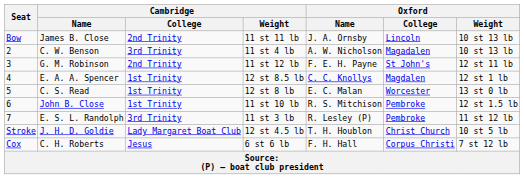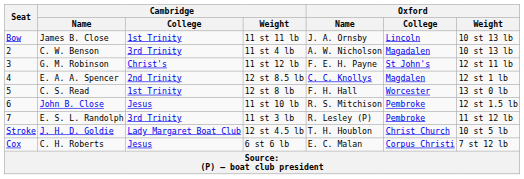(155, 38) 2nd Trinity -> (155, 38) 1st Trinity
(155, 64) 2nd Trinity -> (147, 64) Christ's
(155, 78) 1st Trinity -> (155, 78) 2nd Trinity
(335, 91) E. C. Malan -> (333, 91) F. H. Hall
(155, 104) 1st Trinity -> (140, 104) Jesus
(333, 144) F. H. Hall -> (335, 144) E. C. Malan
